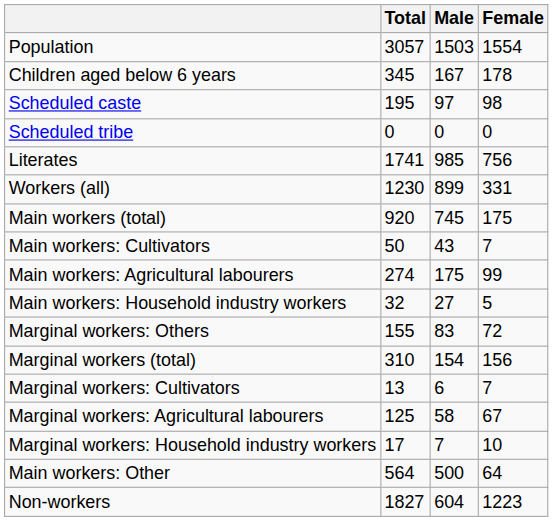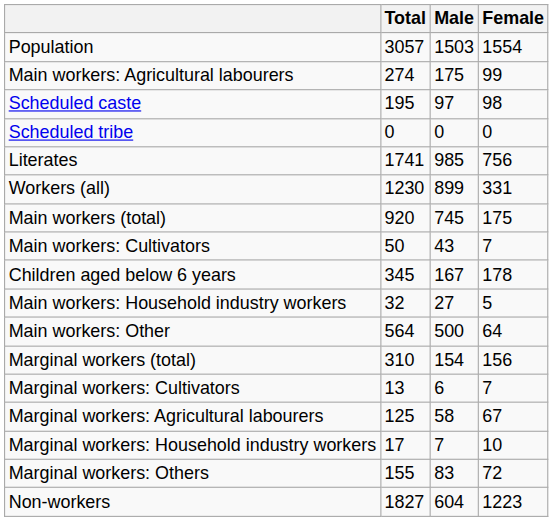rows swapped: (122, 75) <-> (151, 274)
rows swapped: (89, 473) <-> (109, 331)
